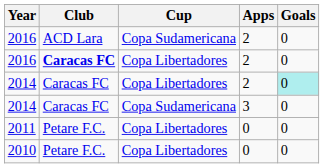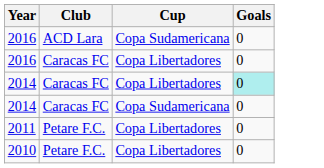- column: (258, 15)
(79, 60) bold -> (76, 60) normal
